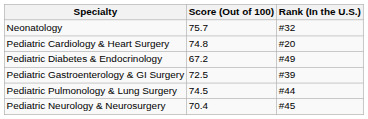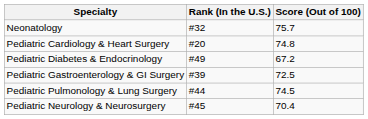columns swapped: (320, 12) <-> (231, 12)
